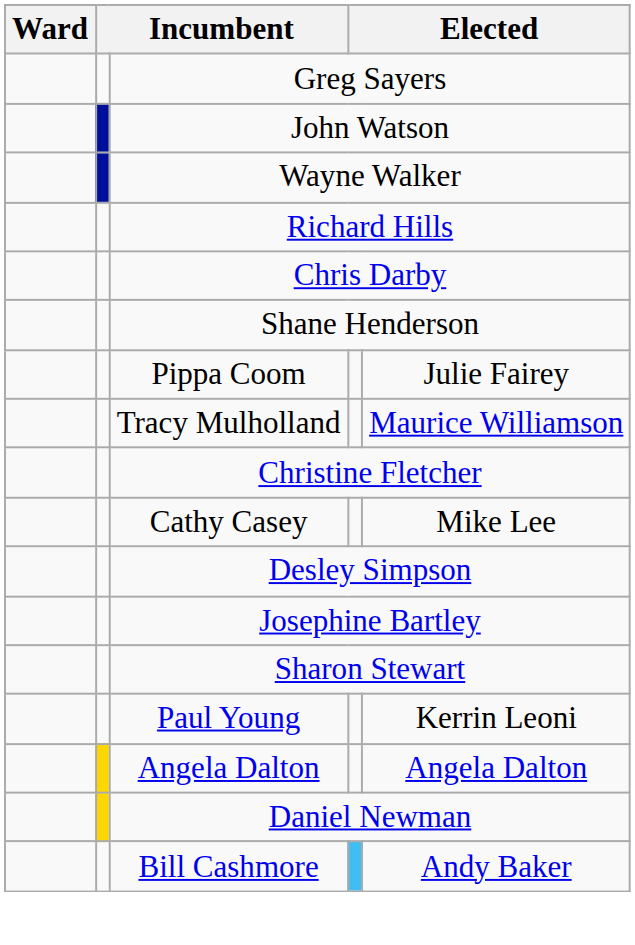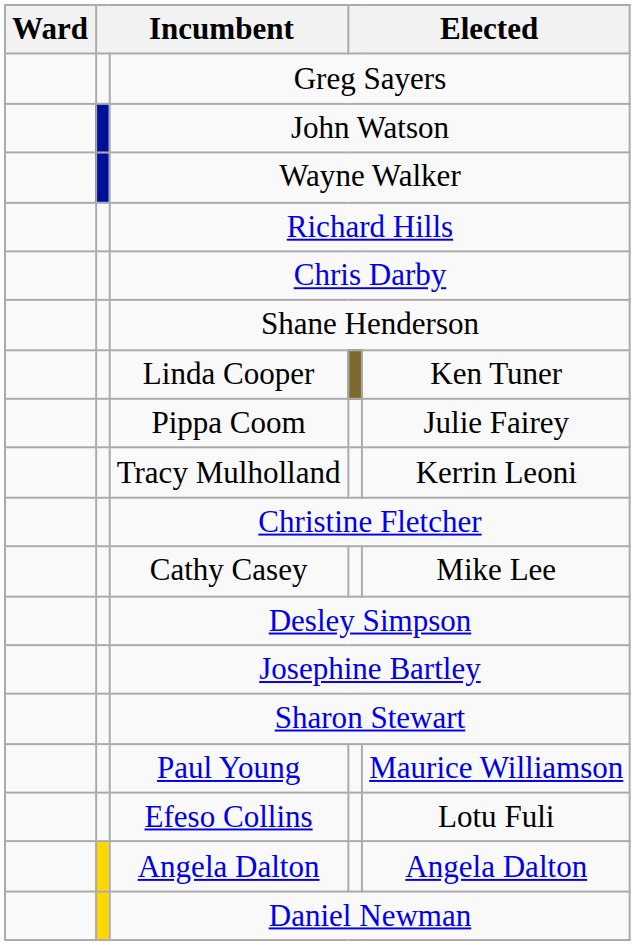+ row: (229, 373)
(496, 422) Maurice Williamson -> (496, 472) Kerrin Leoni
(496, 718) Kerrin Leoni -> (496, 767) Maurice Williamson
+ row: (229, 816)
- row: (229, 865)
